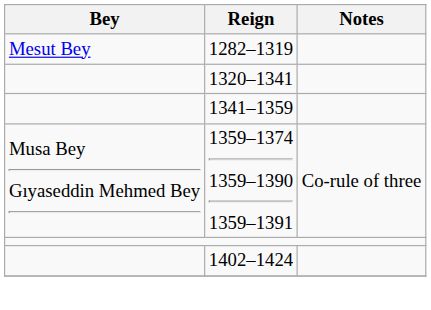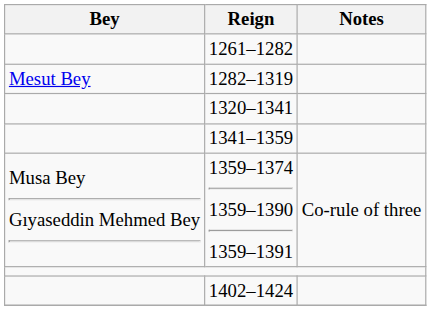+ row: (105, 49)
